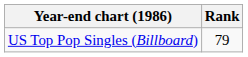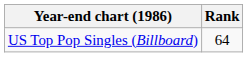(222, 39) 79 -> (222, 39) 64
